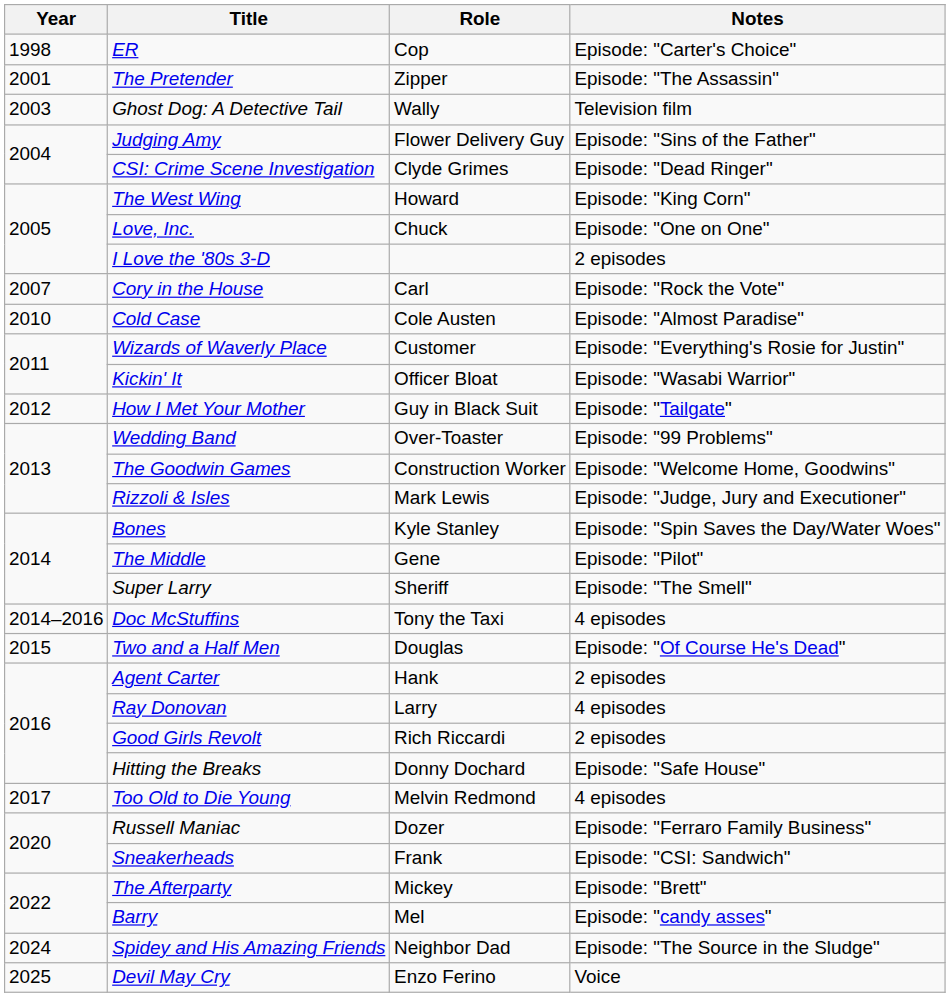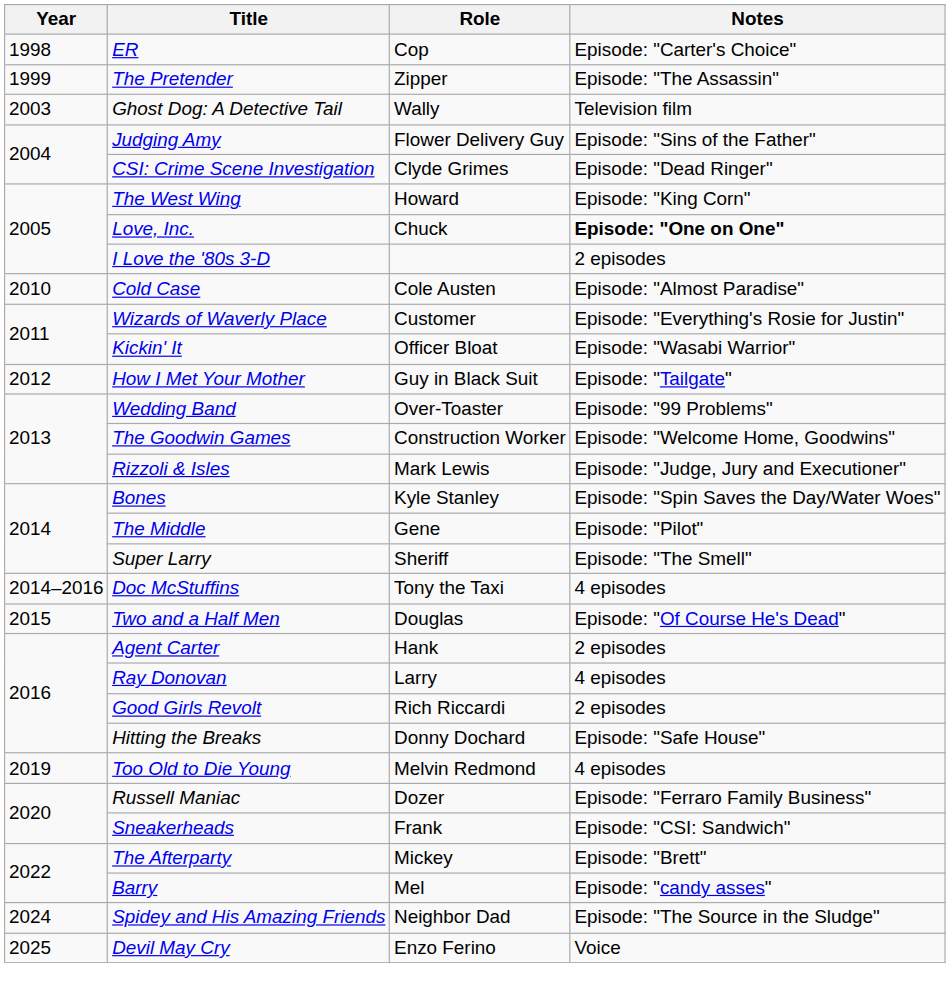(30, 79) 2001 -> (30, 79) 1999
(672, 229) normal -> (679, 229) bold
- row: (188, 288)
(30, 797) 2017 -> (30, 768) 2019
